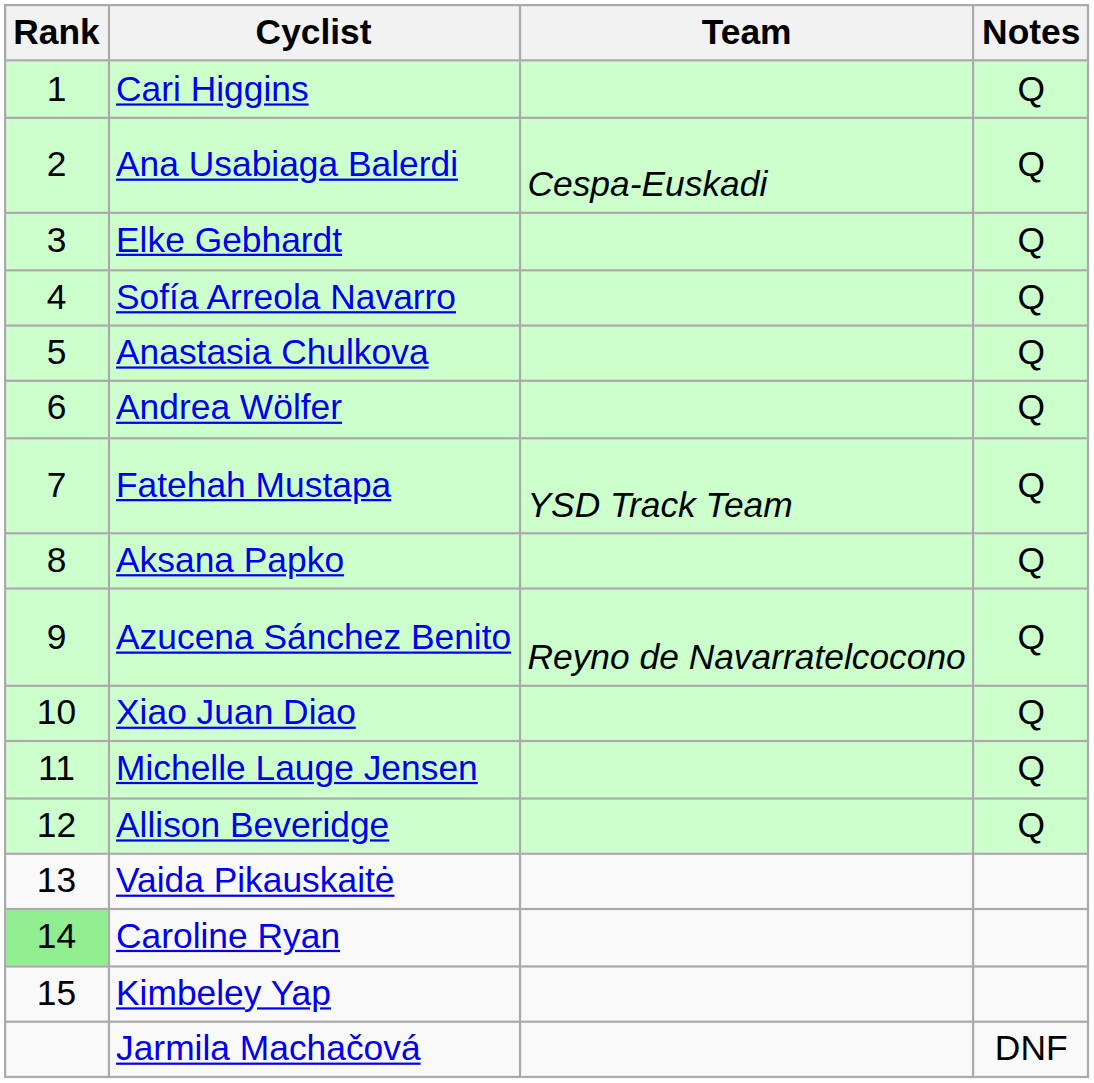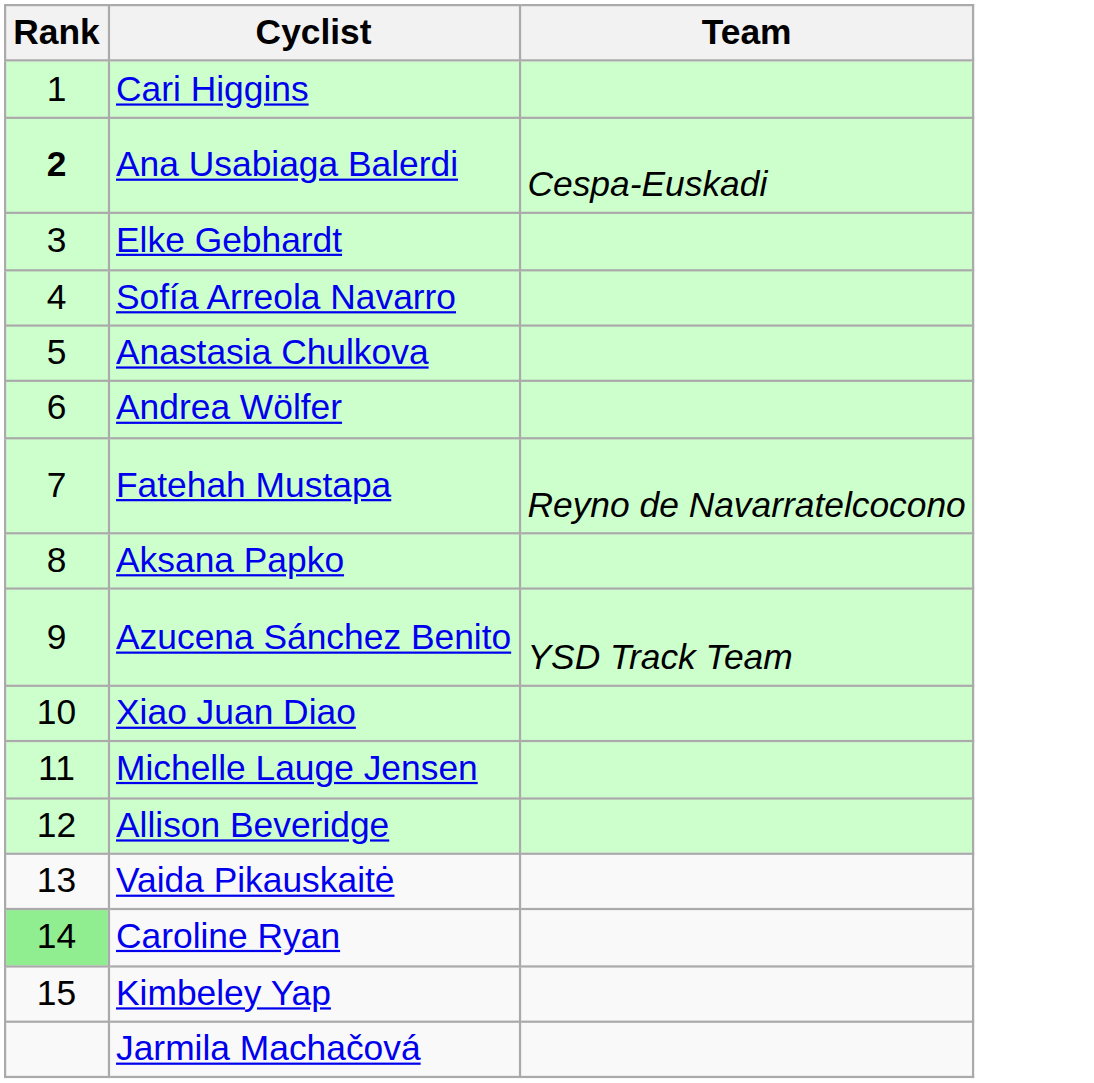- column: (1031, 32)
(56, 164) normal -> (56, 164) bold
(660, 504) YSD Track Team -> (747, 504) Reyno de Navarratelcocono
(747, 656) Reyno de Navarratelcocono -> (660, 656) YSD Track Team
